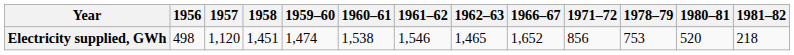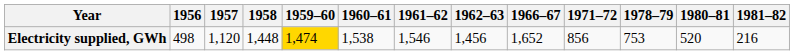(263, 38) 1,451 -> (263, 38) 1,448
(301, 38) no background -> (301, 38) gold background
(470, 38) 1,465 -> (470, 38) 1,456
(747, 38) 218 -> (747, 38) 216
